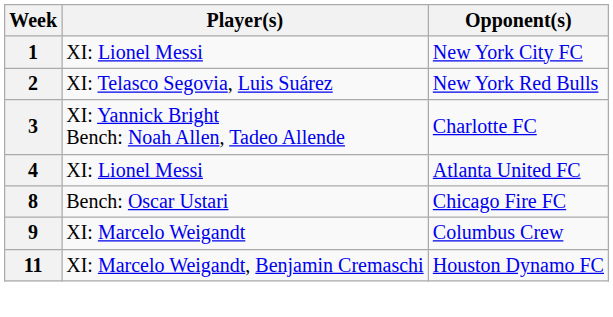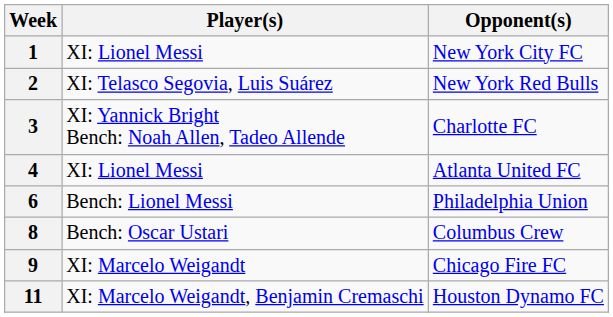+ row: (33, 201)
(499, 201) Chicago Fire FC -> (498, 233) Columbus Crew
(498, 233) Columbus Crew -> (499, 264) Chicago Fire FC
